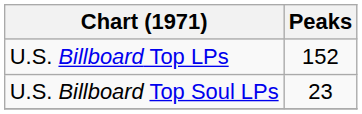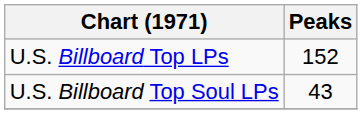(320, 91) 23 -> (320, 91) 43
